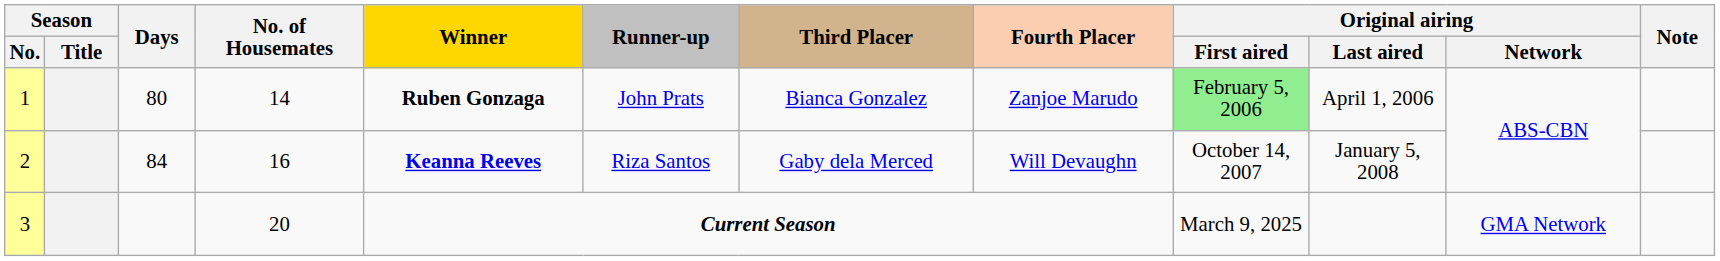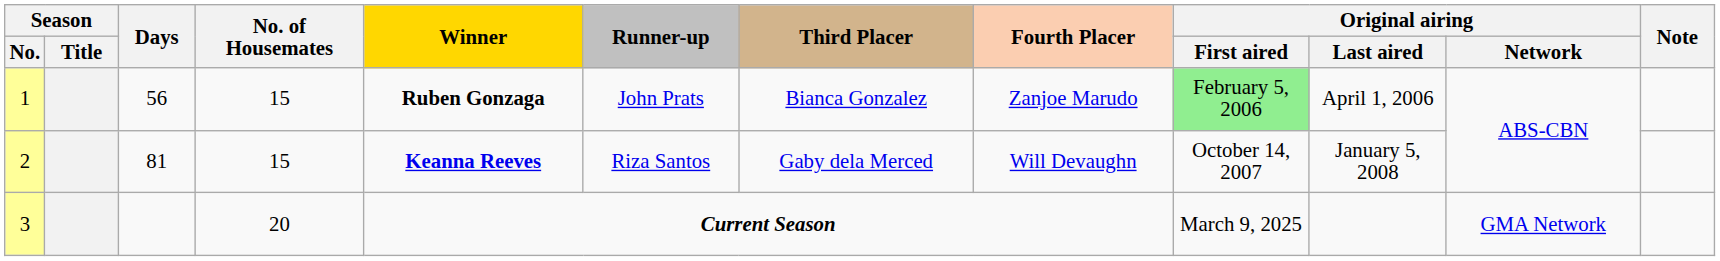(157, 99) 80 -> (157, 99) 56
(279, 99) 14 -> (279, 99) 15
(157, 161) 84 -> (157, 161) 81
(279, 161) 16 -> (279, 161) 15
